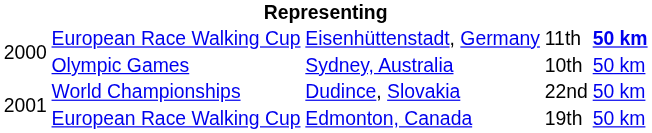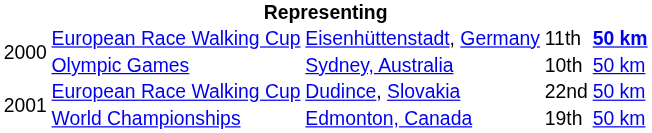(146, 92) World Championships -> (176, 92) European Race Walking Cup
(176, 118) European Race Walking Cup -> (146, 118) World Championships
